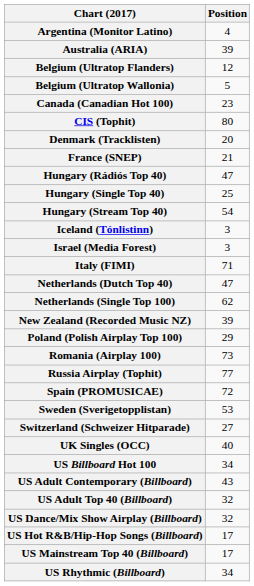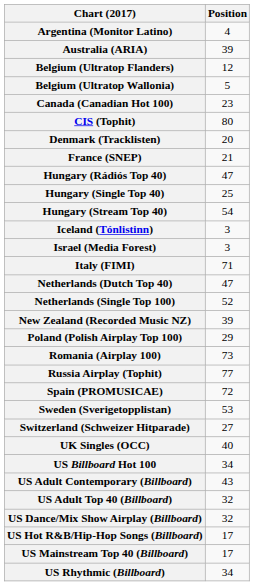(227, 301) 62 -> (227, 301) 52
